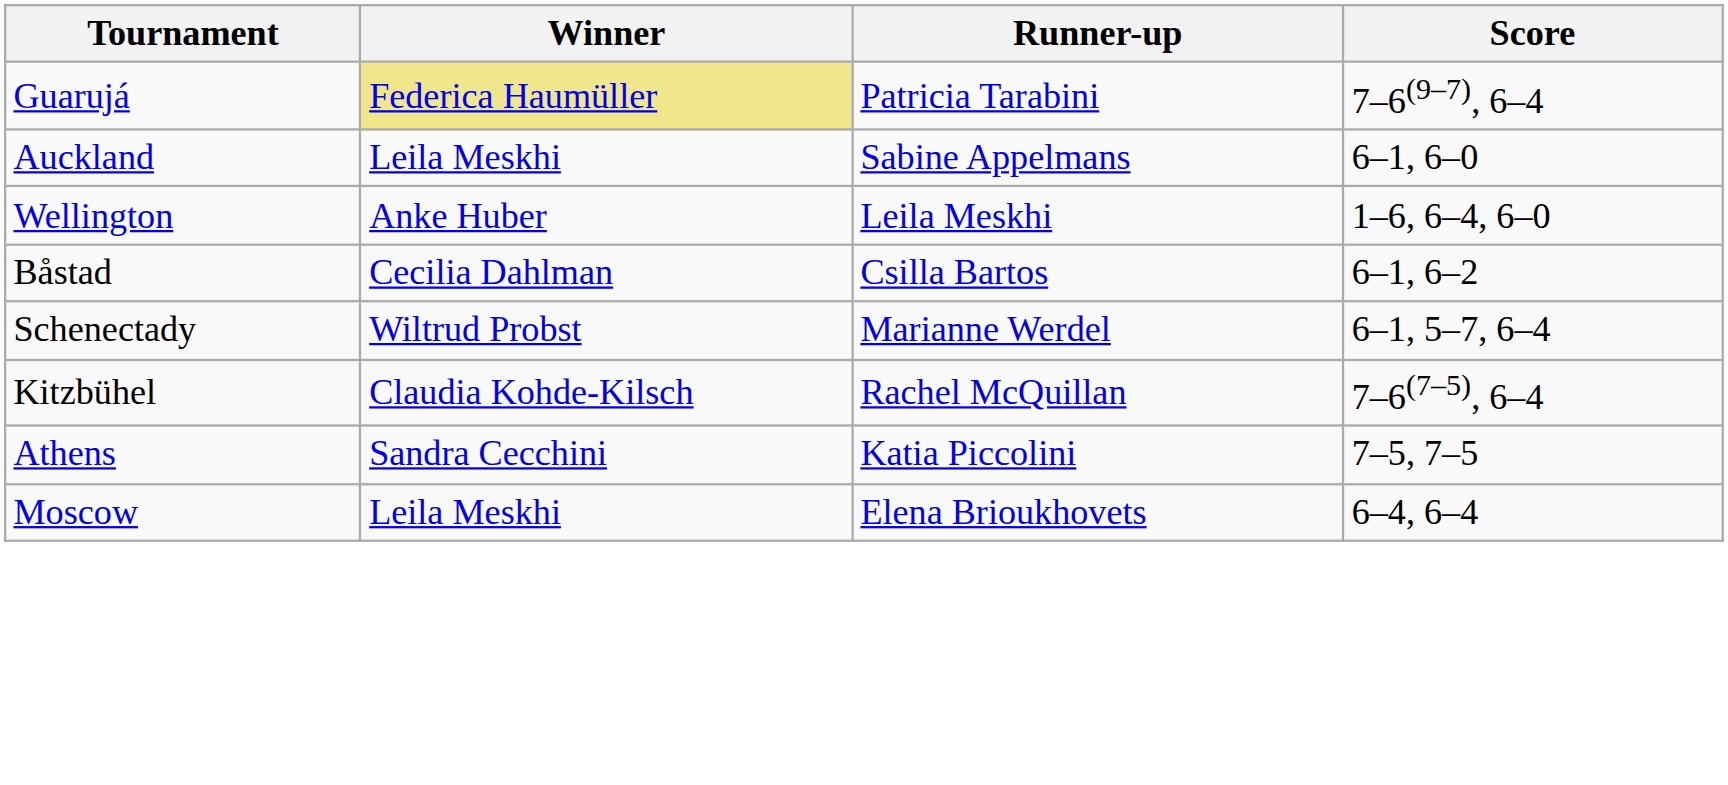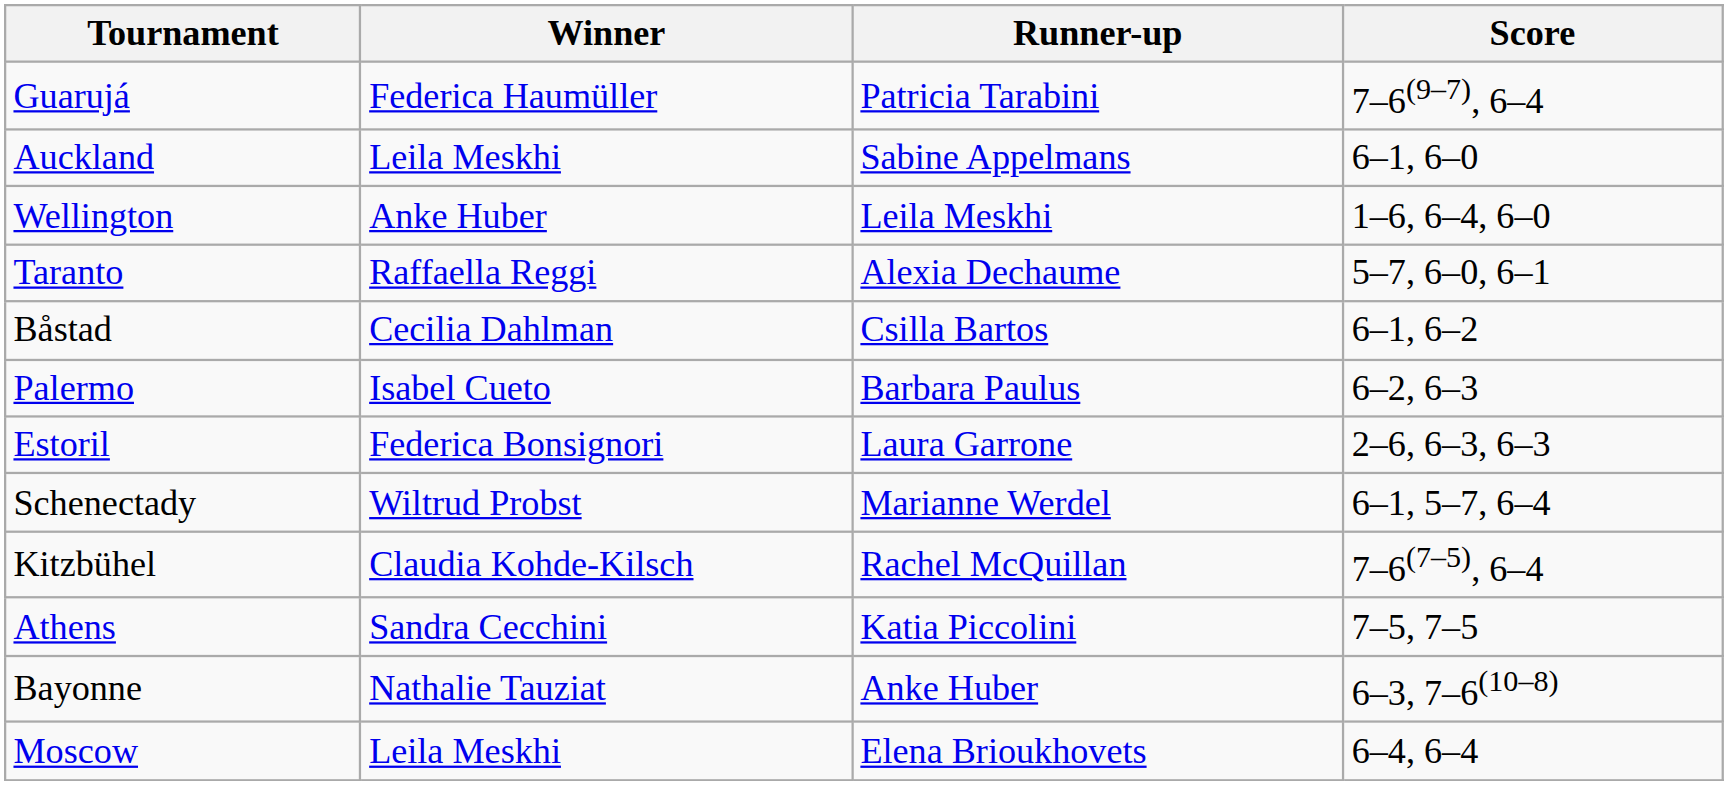(513, 95) khaki background -> (513, 95) no background
+ row: (68, 272)
+ row: (74, 387)
+ row: (62, 444)
+ row: (78, 688)
